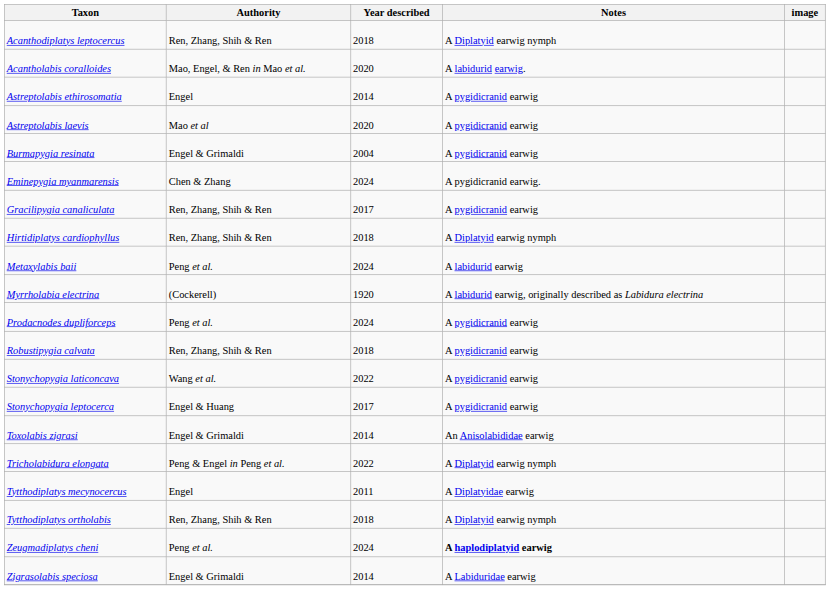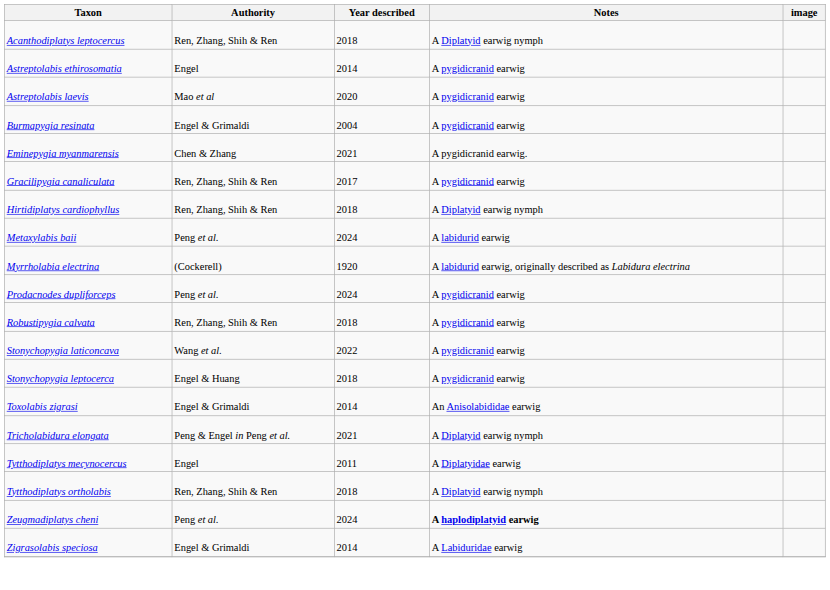- row: (59, 69)
(363, 181) 2024 -> (347, 153) 2021
(363, 407) 2017 -> (347, 379) 2018
(363, 463) 2022 -> (347, 435) 2021
